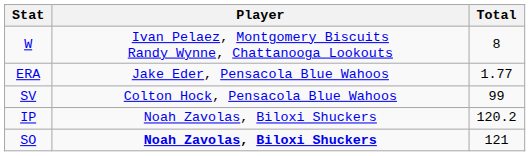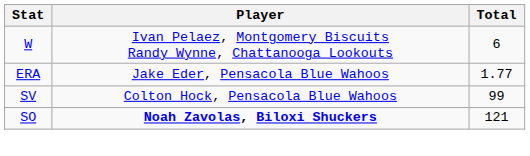(497, 45) 8 -> (497, 45) 6
- row: (28, 118)
